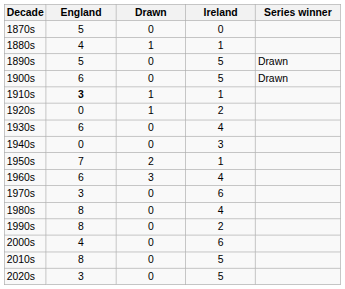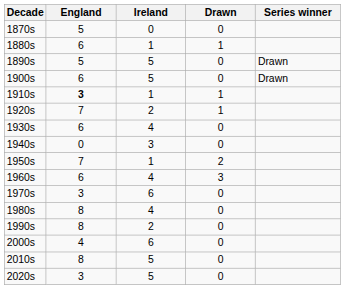columns swapped: (221, 12) <-> (151, 12)
(81, 45) 4 -> (81, 45) 6
(81, 111) 0 -> (81, 111) 7
